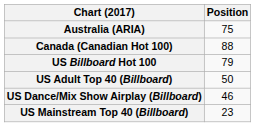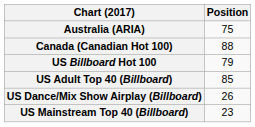(227, 79) 50 -> (227, 79) 85
(227, 96) 46 -> (227, 96) 26
